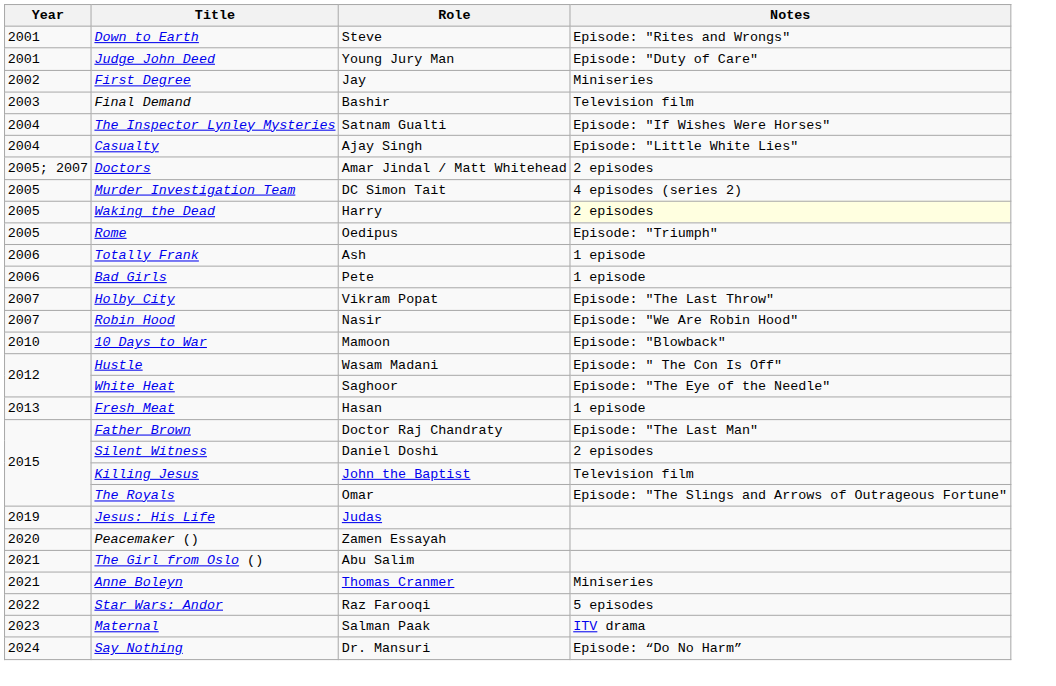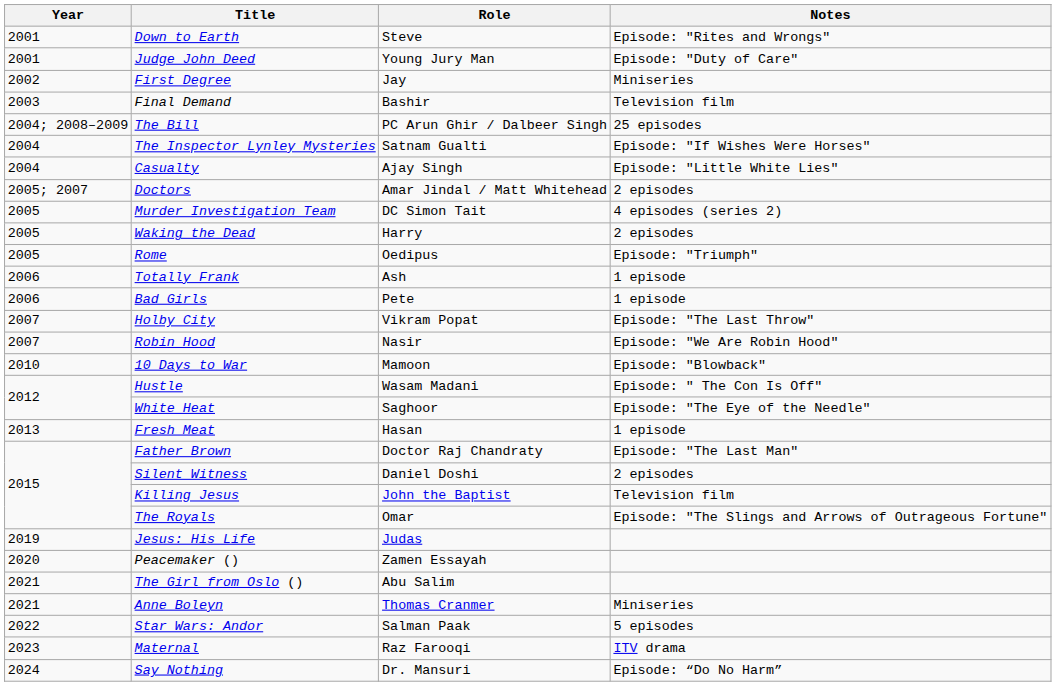+ row: (167, 125)
(613, 212) lightyellow background -> (654, 234) no background
(386, 605) Raz Farooqi -> (426, 626) Salman Paak
(386, 626) Salman Paak -> (426, 648) Raz Farooqi
